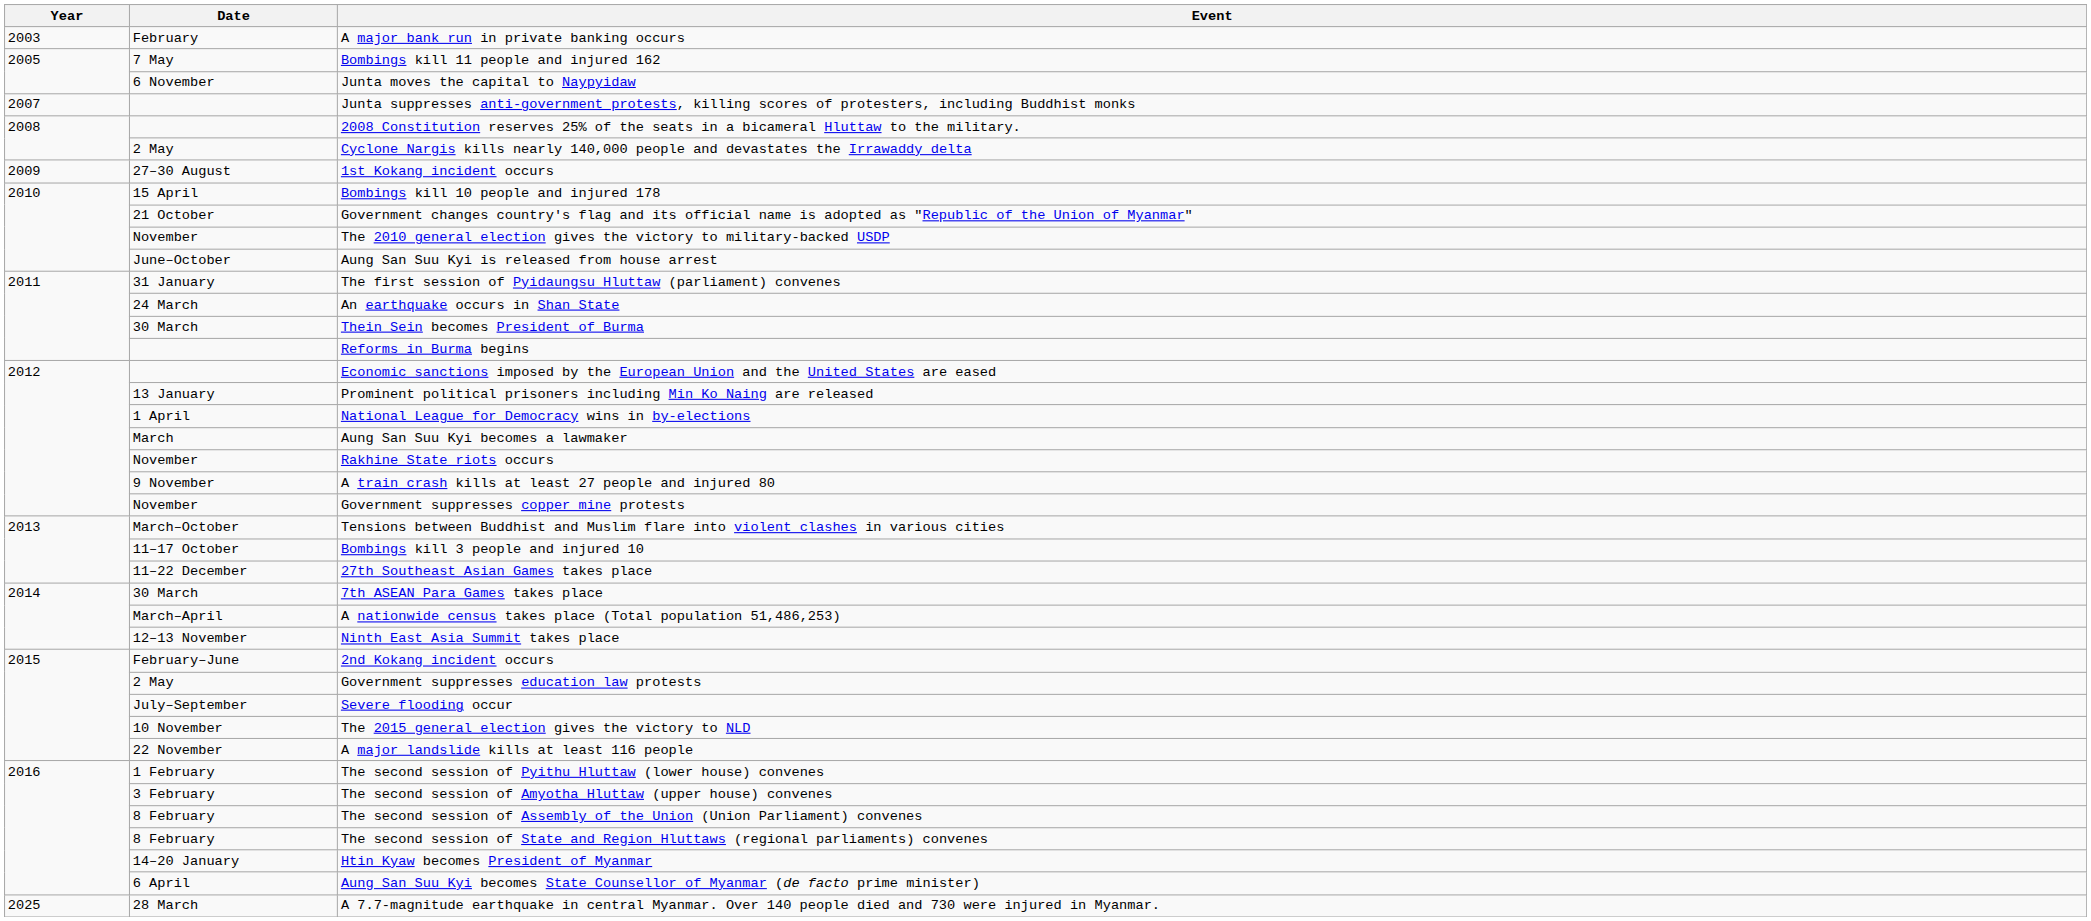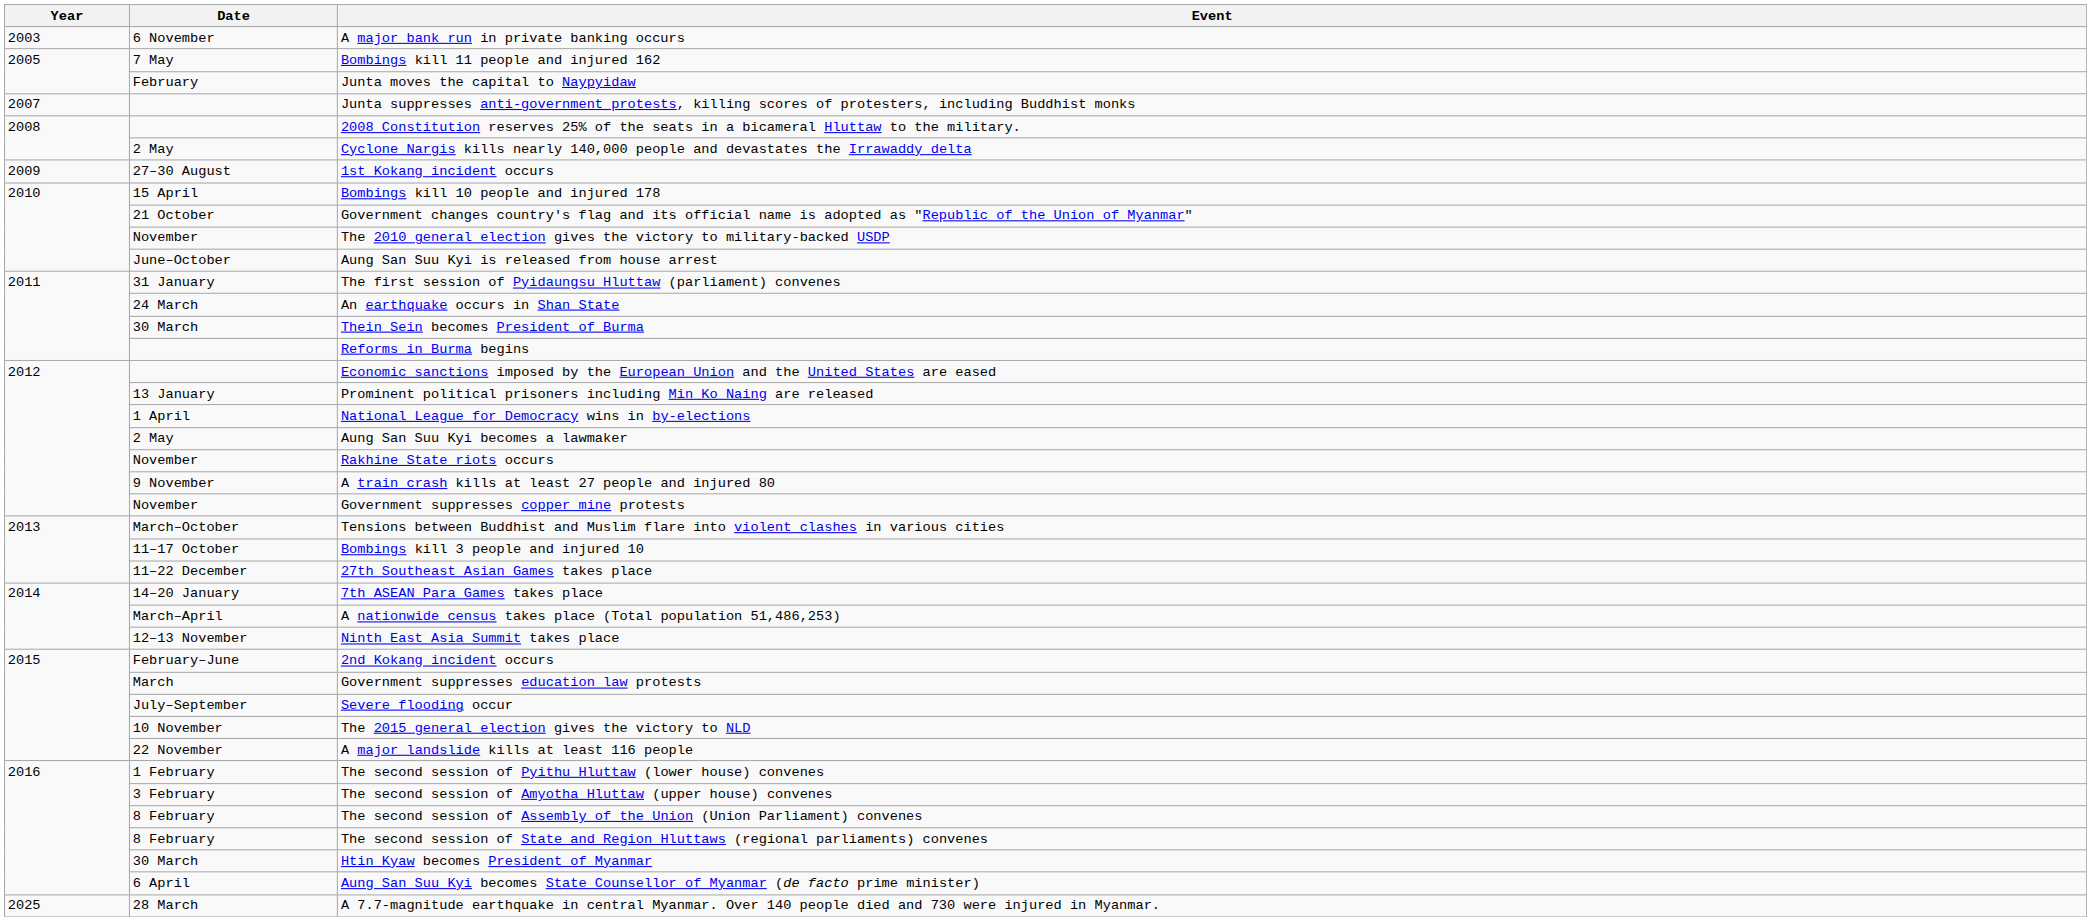(165, 38) February -> (174, 38) 6 November
(174, 82) 6 November -> (165, 82) February
(153, 438) March -> (153, 438) 2 May
(165, 594) 30 March -> (186, 594) 14–20 January
(153, 683) 2 May -> (153, 683) March
(186, 861) 14–20 January -> (165, 861) 30 March
